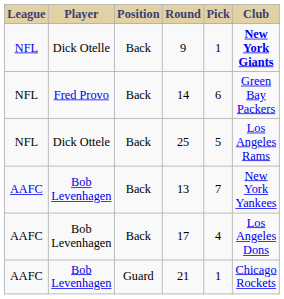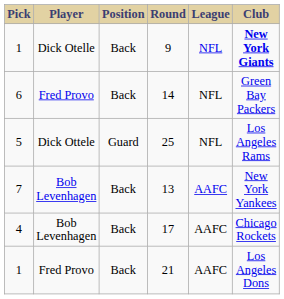columns swapped: (26, 14) <-> (218, 14)
(138, 142) Back -> (123, 142) Guard
(256, 236) Los Angeles Dons -> (256, 229) Chicago Rockets
(81, 277) Bob Levenhagen -> (66, 270) Fred Provo
(138, 277) Guard -> (123, 270) Back
(256, 277) Chicago Rockets -> (256, 270) Los Angeles Dons
